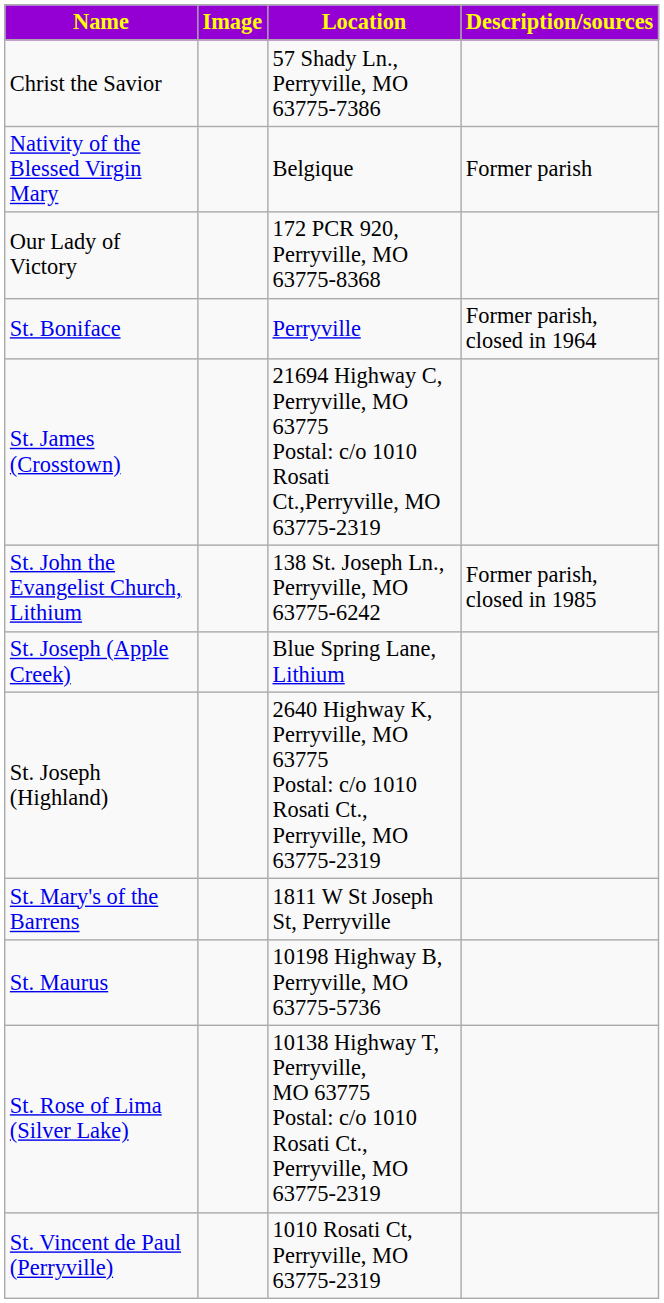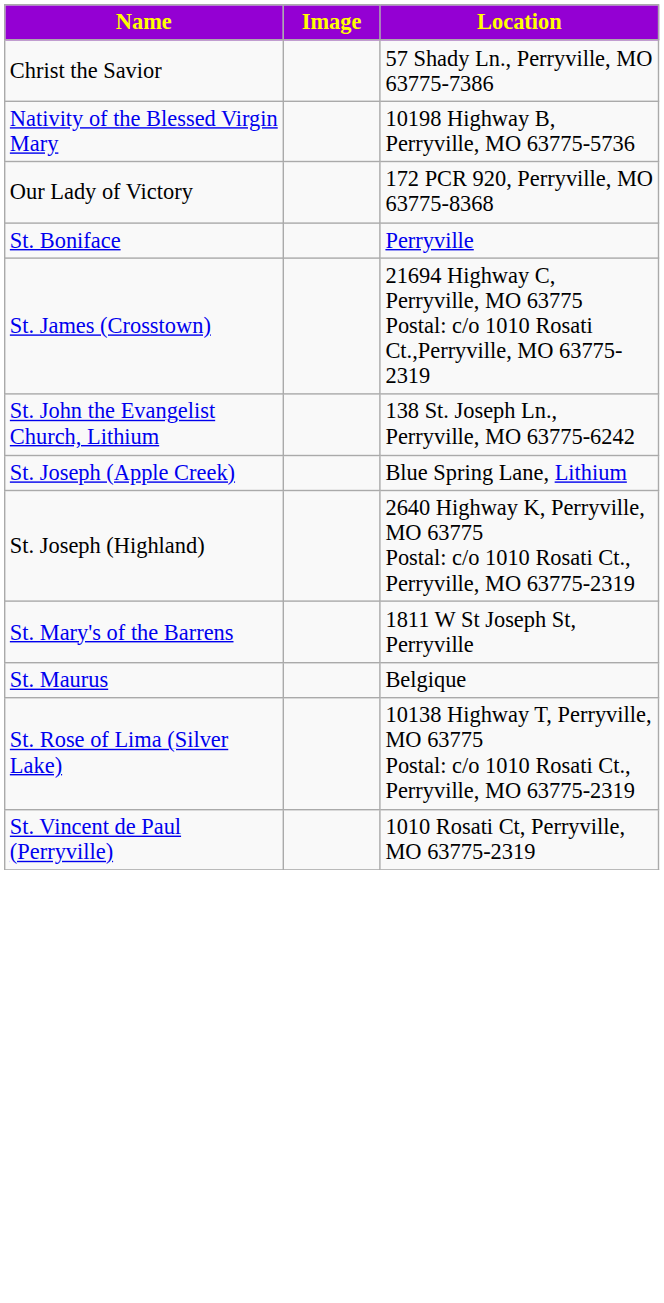- column: (560, 22)
(313, 168) Belgique -> (510, 131) 10198 Highway B, Perryville, MO 63775-5736
(357, 982) 10198 Highway B, Perryville, MO 63775-5736 -> (426, 679) Belgique
